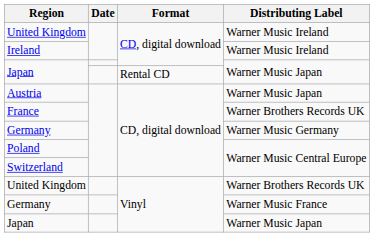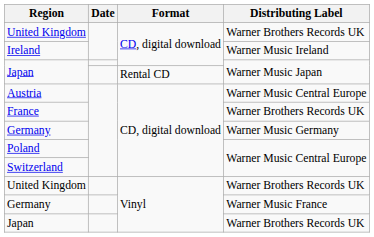(277, 32) Warner Music Ireland -> (295, 32) Warner Brothers Records UK
(274, 93) Warner Music Japan -> (296, 93) Warner Music Central Europe
(274, 222) Warner Music Japan -> (295, 222) Warner Brothers Records UK
